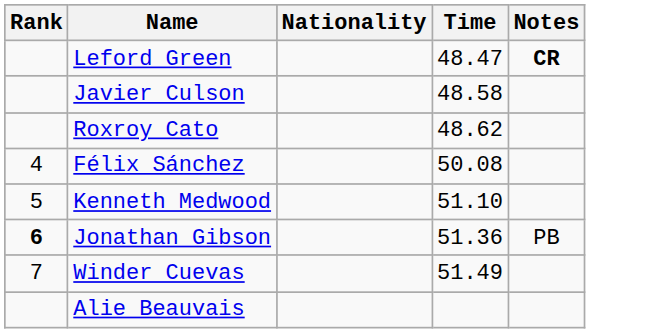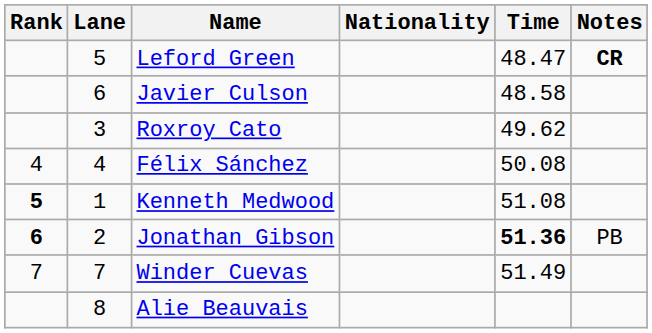+ column: (100, 23)
(470, 130) 48.62 -> (533, 130) 49.62
(36, 202) normal -> (36, 202) bold
(470, 202) 51.10 -> (533, 202) 51.08
(470, 238) normal -> (533, 238) bold
